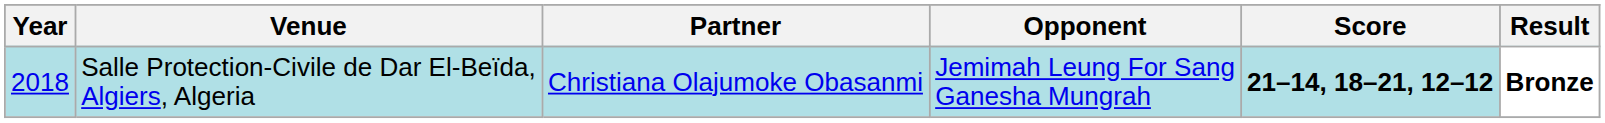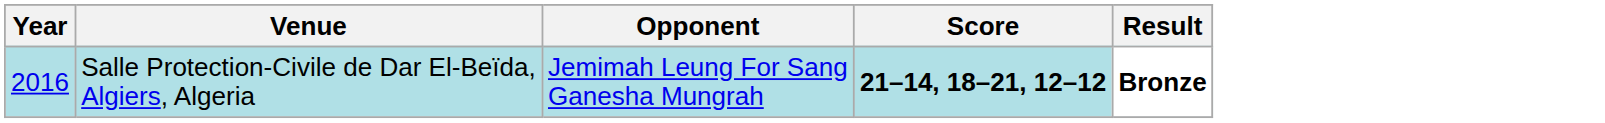- column: (735, 26)
(40, 82) 2018 -> (40, 82) 2016
